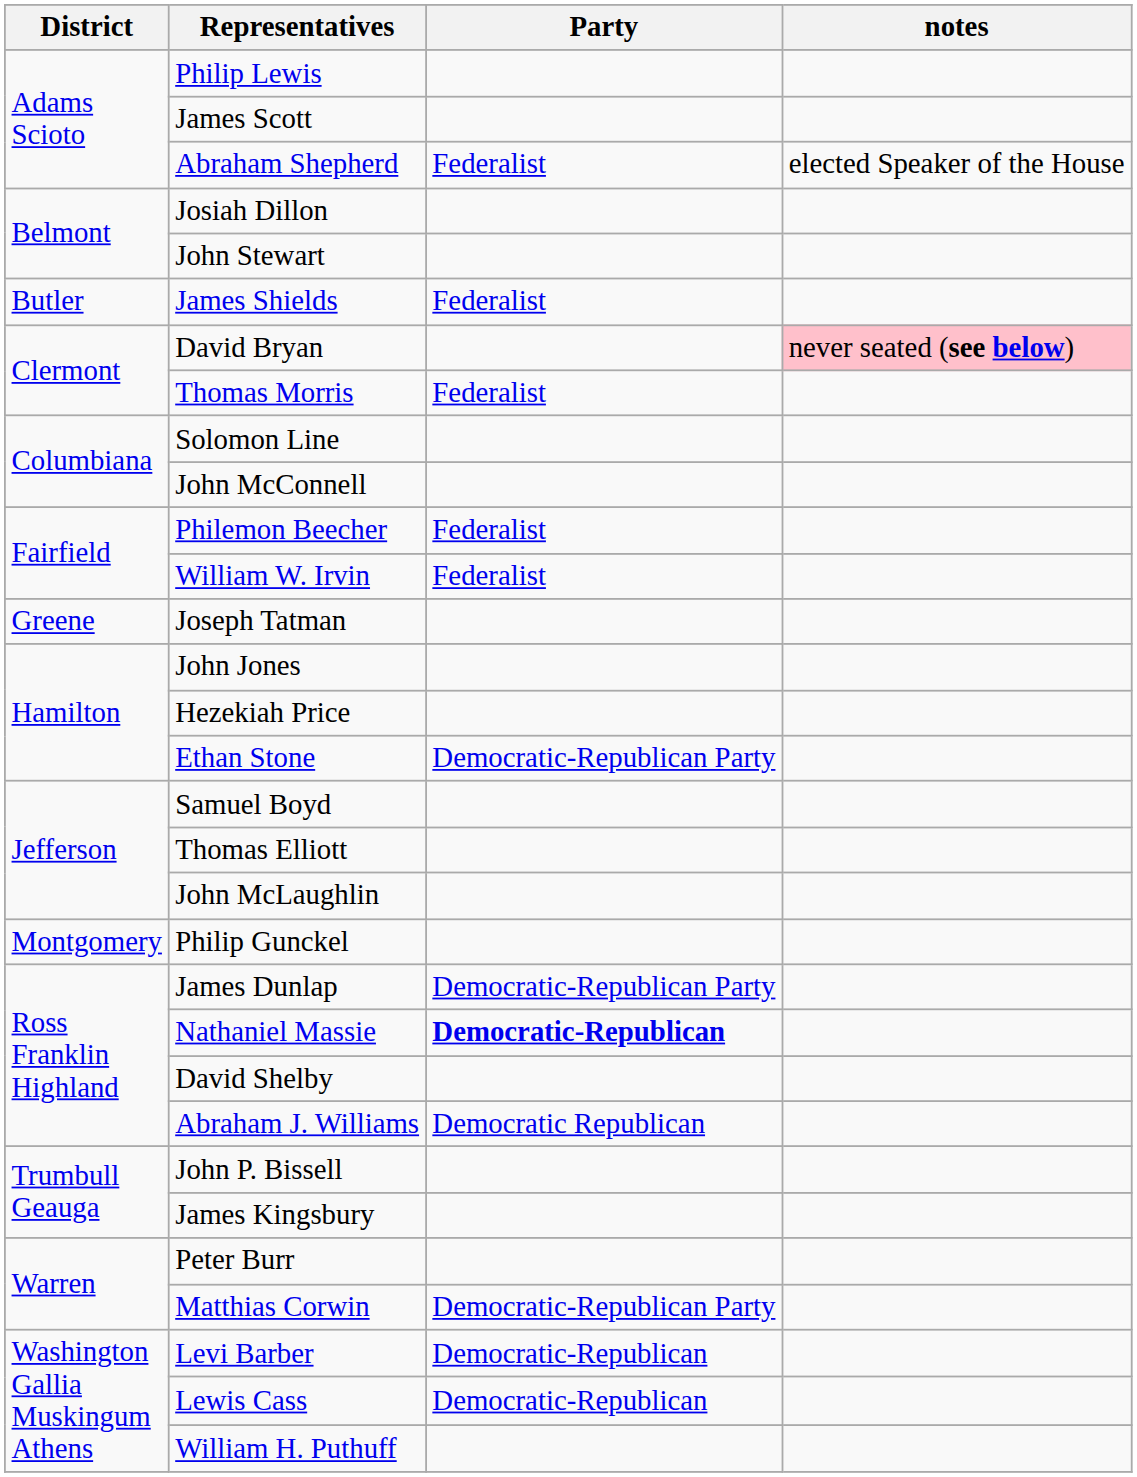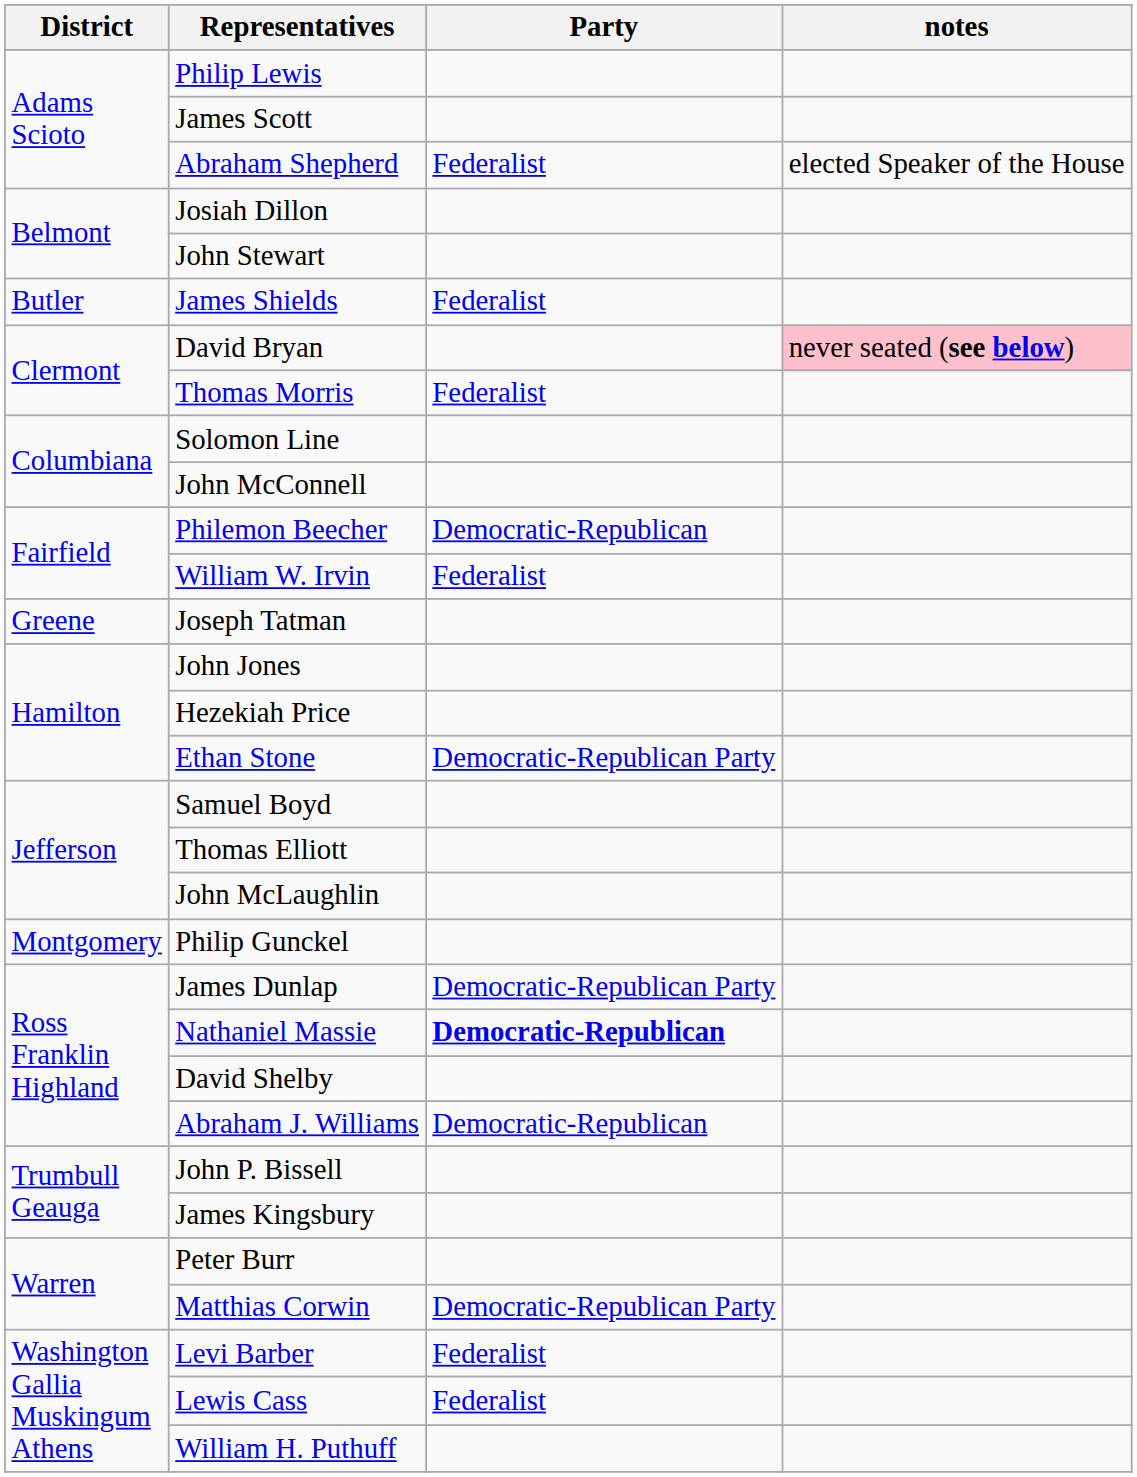(489, 529) Federalist -> (570, 529) Democratic-Republican
(569, 1123) Democratic Republican -> (570, 1123) Democratic-Republican
(570, 1352) Democratic-Republican -> (489, 1352) Federalist
(570, 1400) Democratic-Republican -> (489, 1400) Federalist
